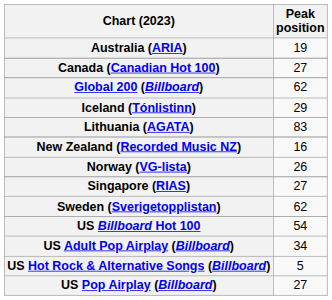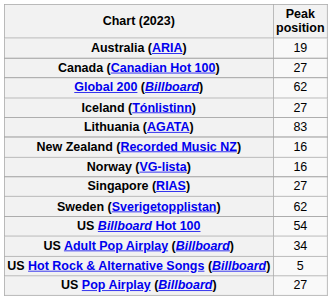(300, 107) 29 -> (300, 107) 27
(300, 166) 26 -> (300, 166) 16
